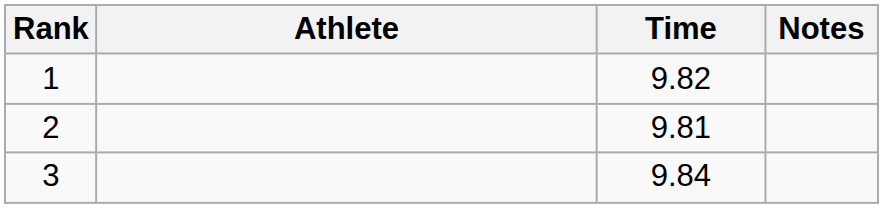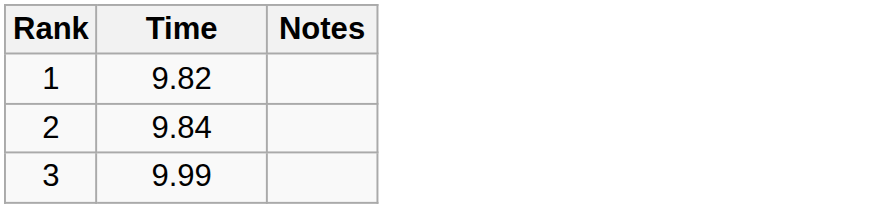- column: (347, 29)
(681, 127) 9.81 -> (182, 127) 9.84
(681, 176) 9.84 -> (182, 176) 9.99
